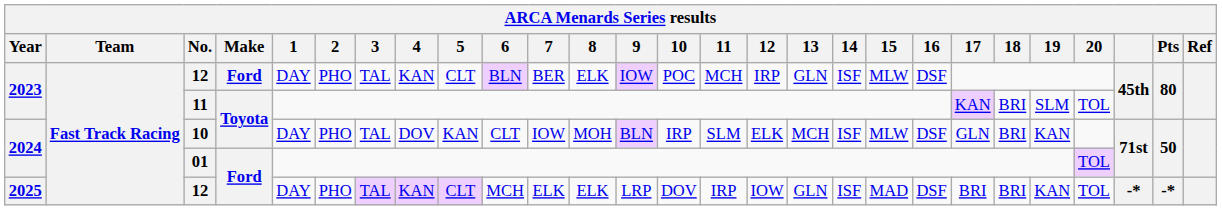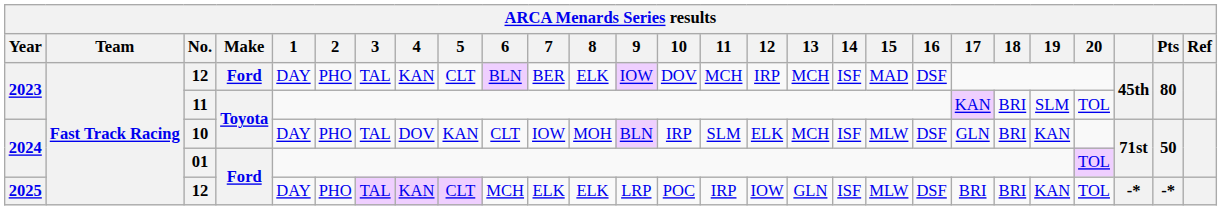(679, 76) POC -> (679, 76) DOV
(810, 76) GLN -> (810, 76) MCH
(889, 76) MLW -> (889, 76) MAD
(679, 190) DOV -> (679, 190) POC
(889, 190) MAD -> (889, 190) MLW
